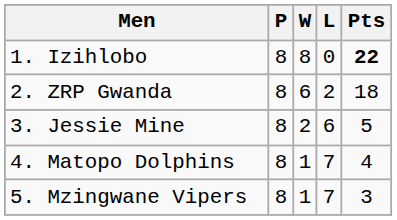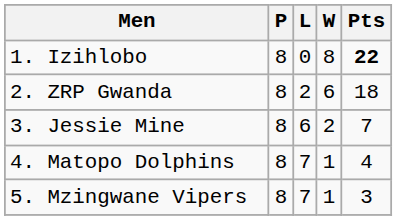columns swapped: (305, 22) <-> (329, 22)
(366, 127) 5 -> (366, 127) 7
